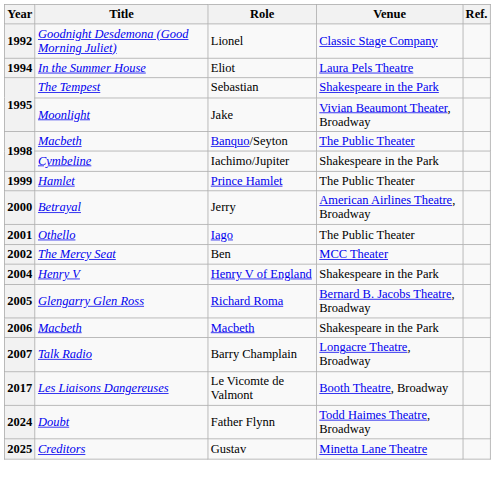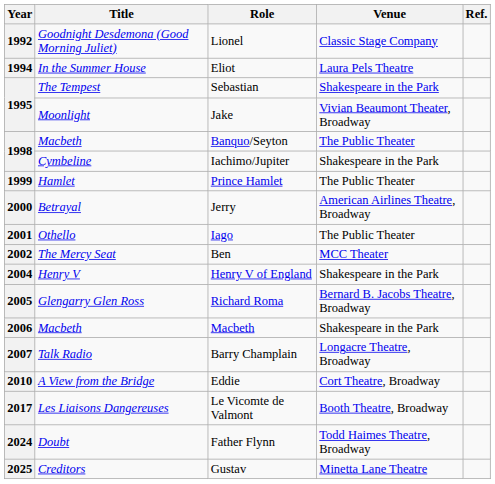+ row: (225, 381)
